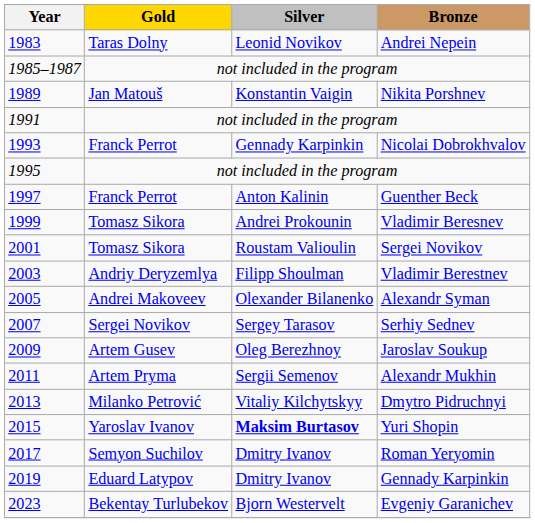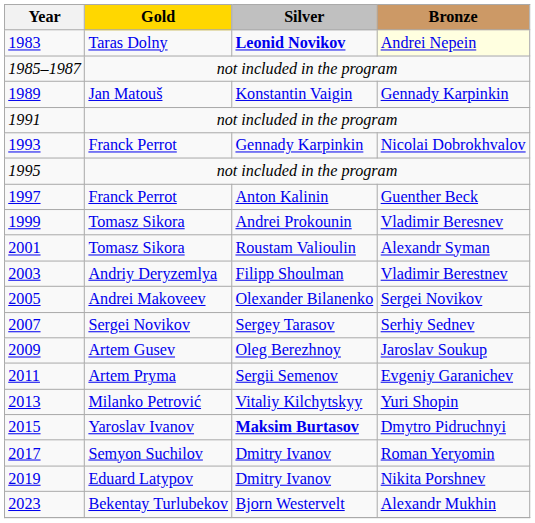(289, 42) normal -> (290, 42) bold
(428, 42) no background -> (428, 42) lightyellow background
(433, 94) Nikita Porshnev -> (445, 94) Gennady Karpinkin
(431, 247) Sergei Novikov -> (435, 247) Alexandr Syman
(435, 299) Alexandr Syman -> (431, 299) Sergei Novikov
(438, 376) Alexandr Mukhin -> (447, 376) Evgeniy Garanichev
(443, 401) Dmytro Pidruchnyi -> (420, 401) Yuri Shopin
(420, 427) Yuri Shopin -> (443, 427) Dmytro Pidruchnyi
(445, 478) Gennady Karpinkin -> (433, 478) Nikita Porshnev
(447, 504) Evgeniy Garanichev -> (438, 504) Alexandr Mukhin
